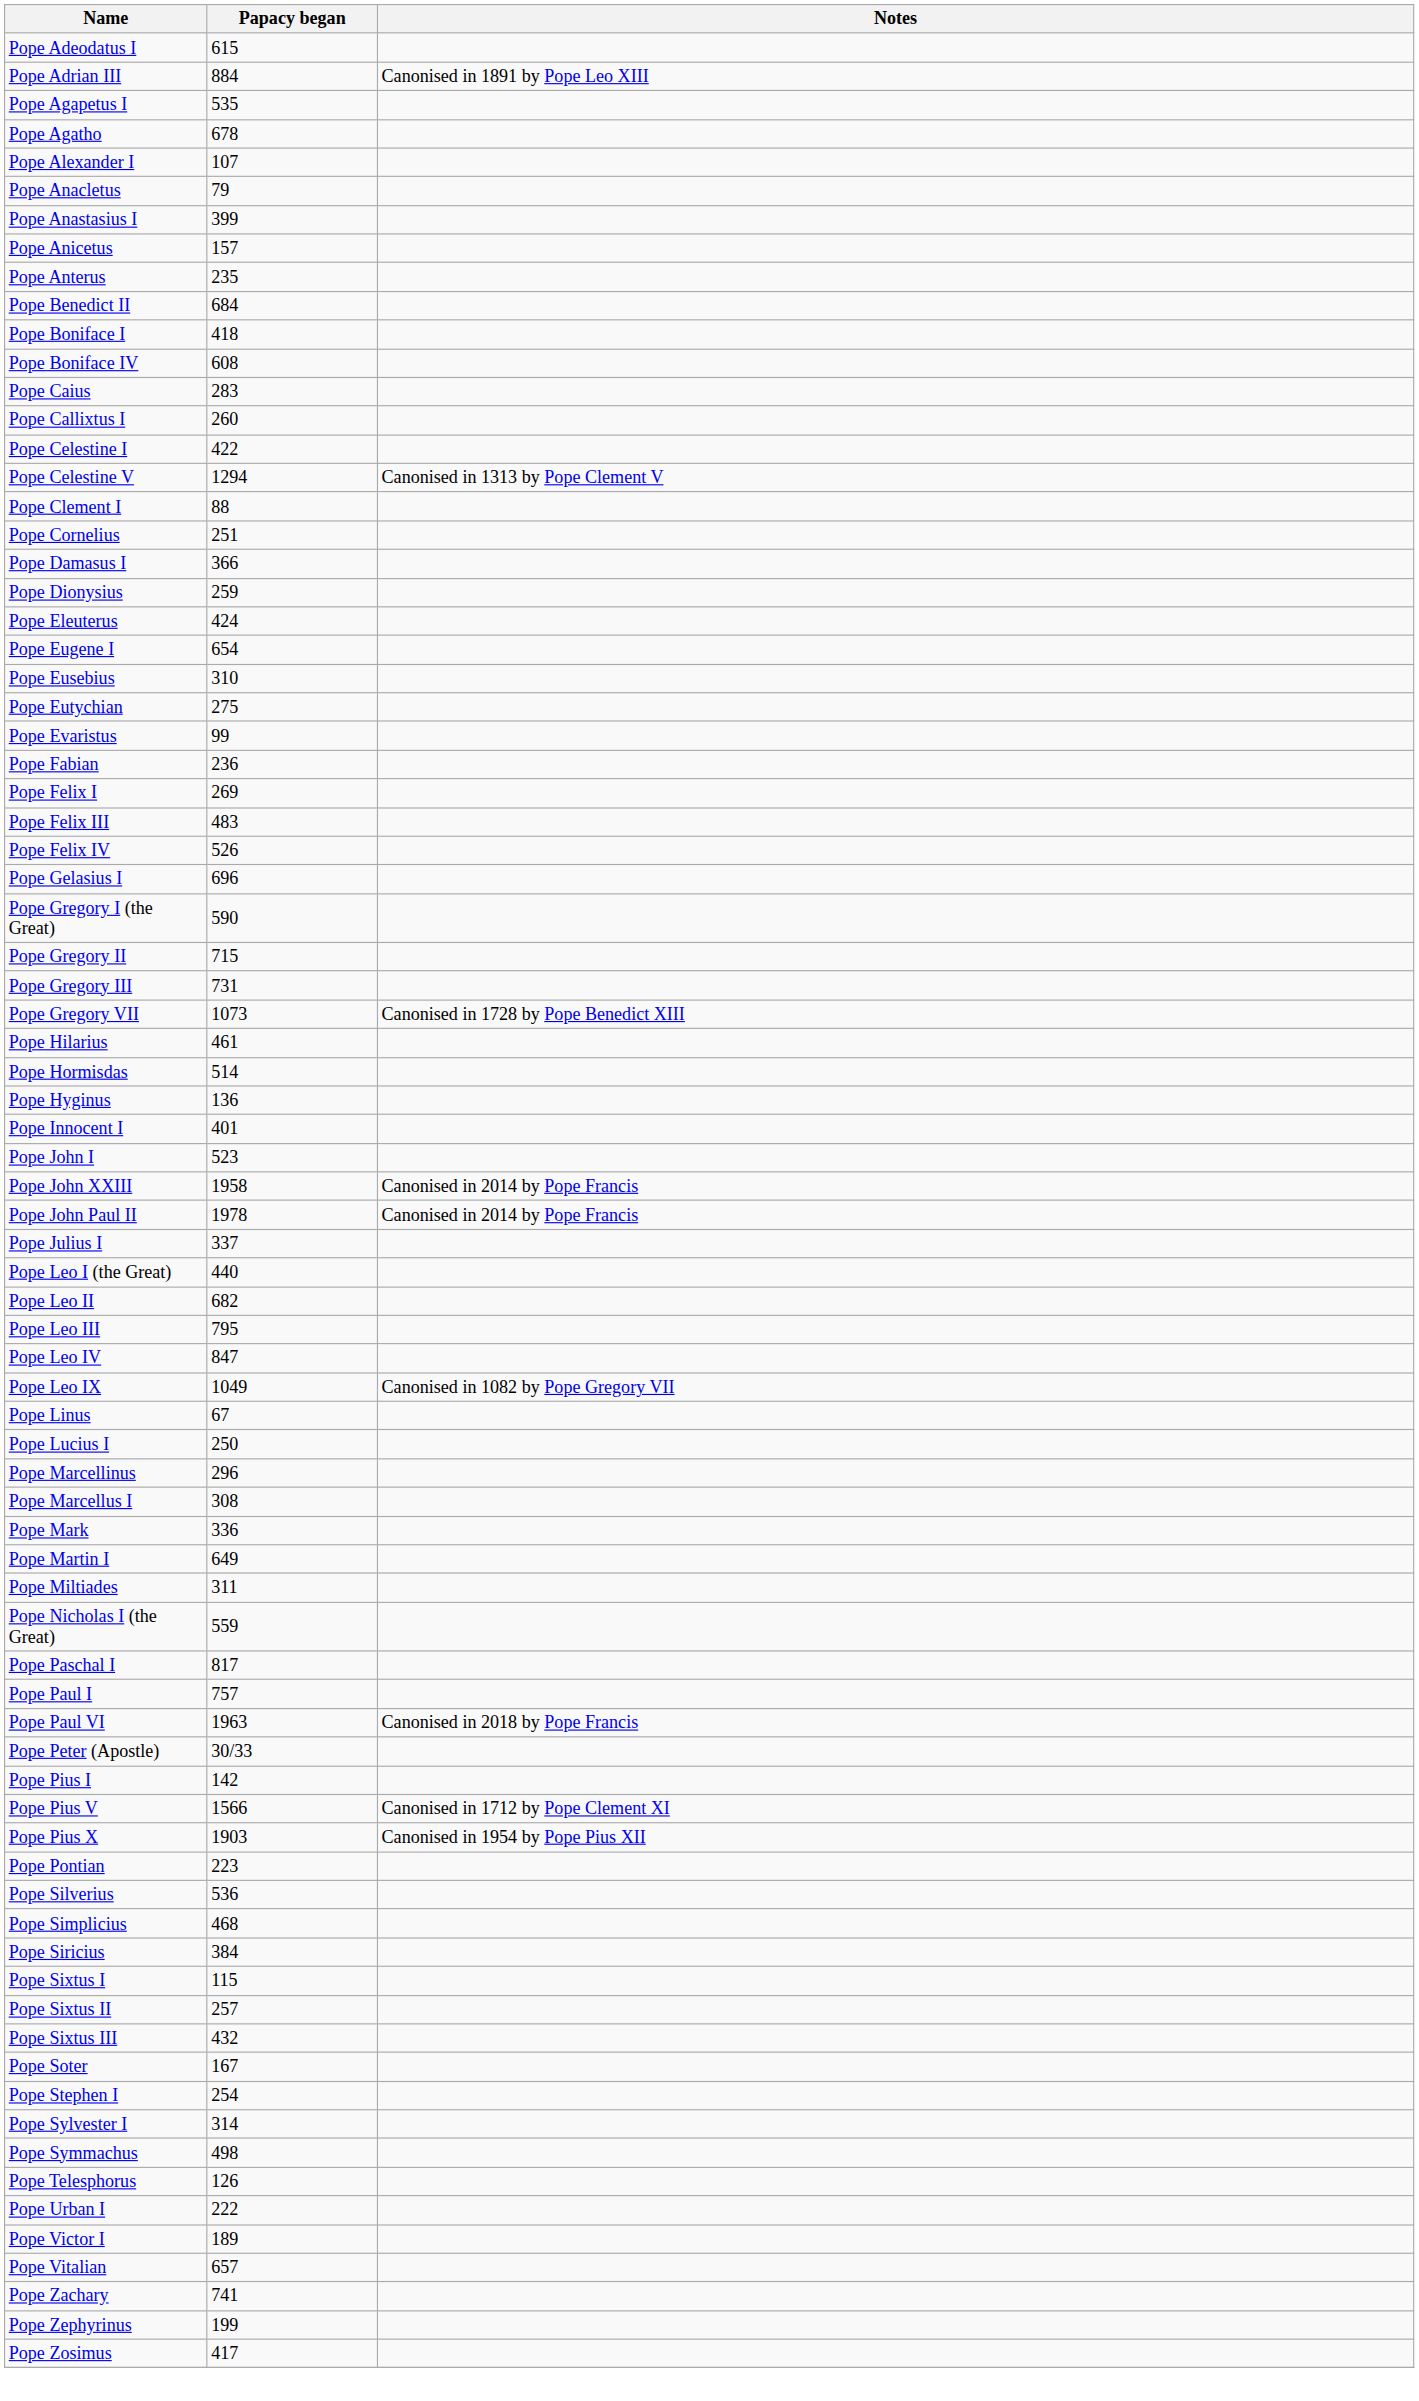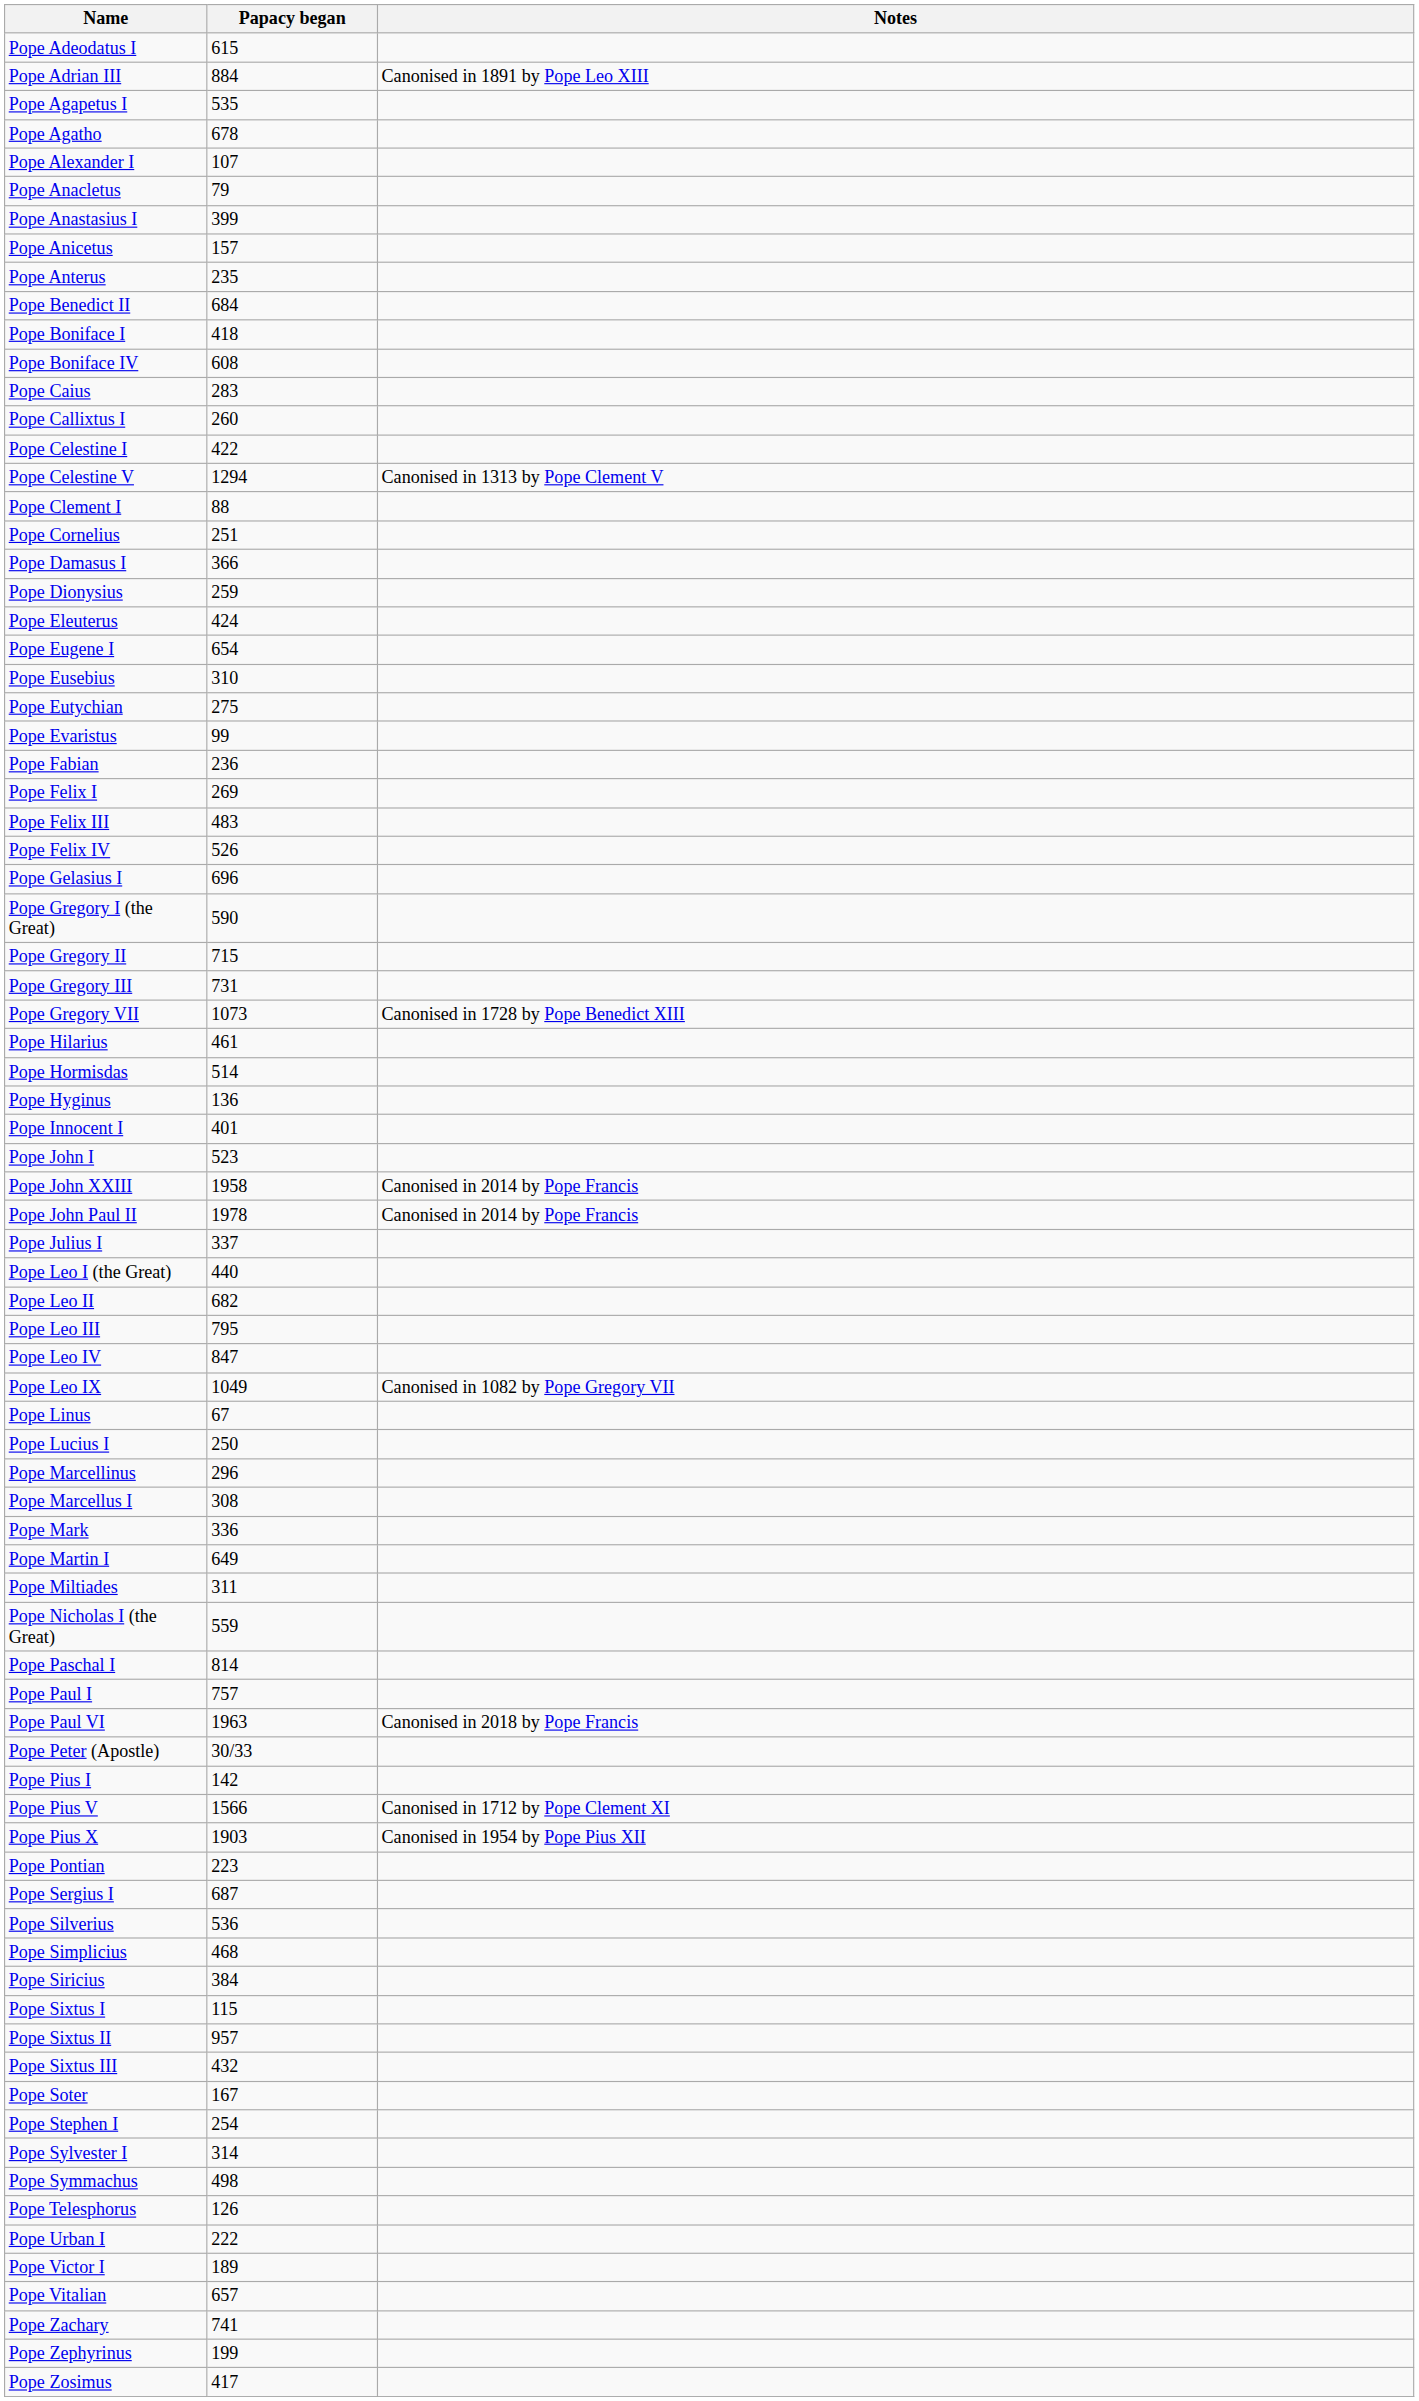(225, 1665) 817 -> (225, 1665) 814
+ row: (61, 1894)
(225, 2009) 257 -> (225, 2038) 957
